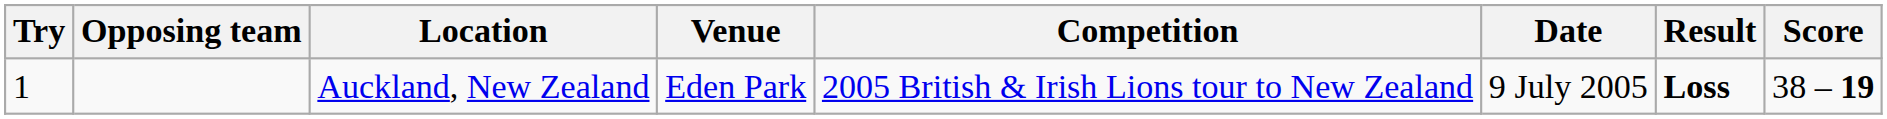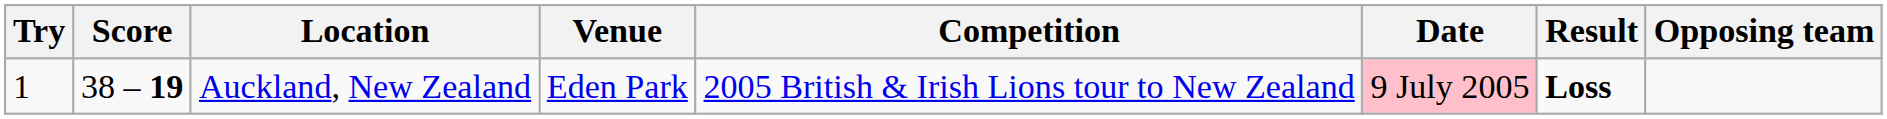columns swapped: (191, 31) <-> (1823, 31)
(1568, 85) no background -> (1450, 85) pink background
